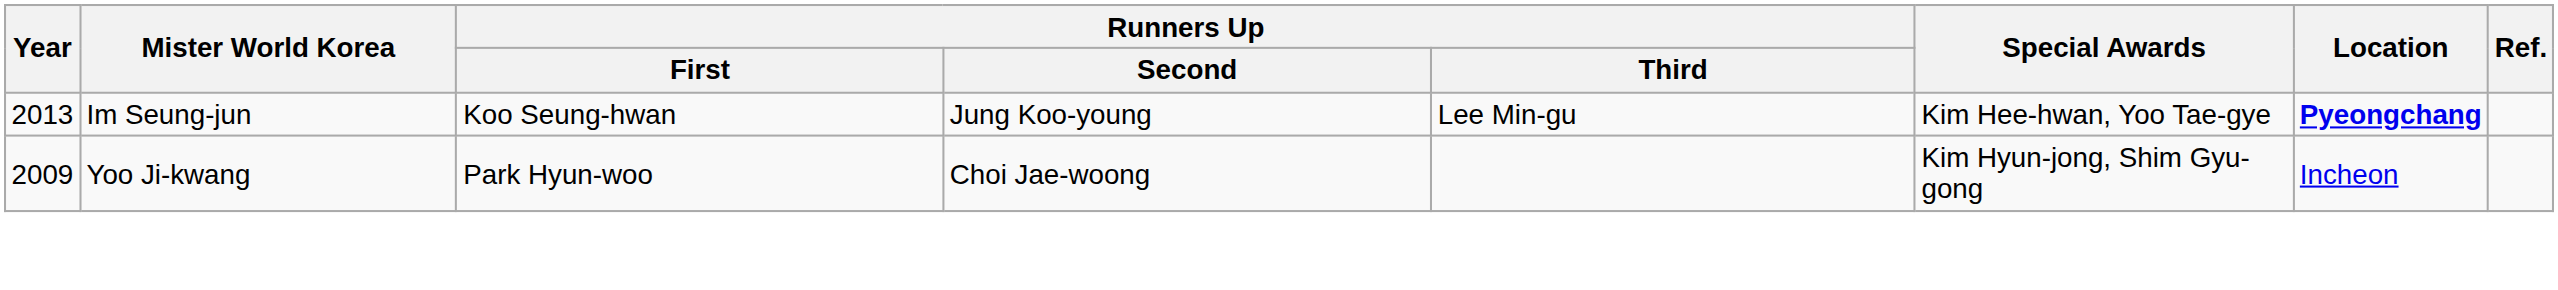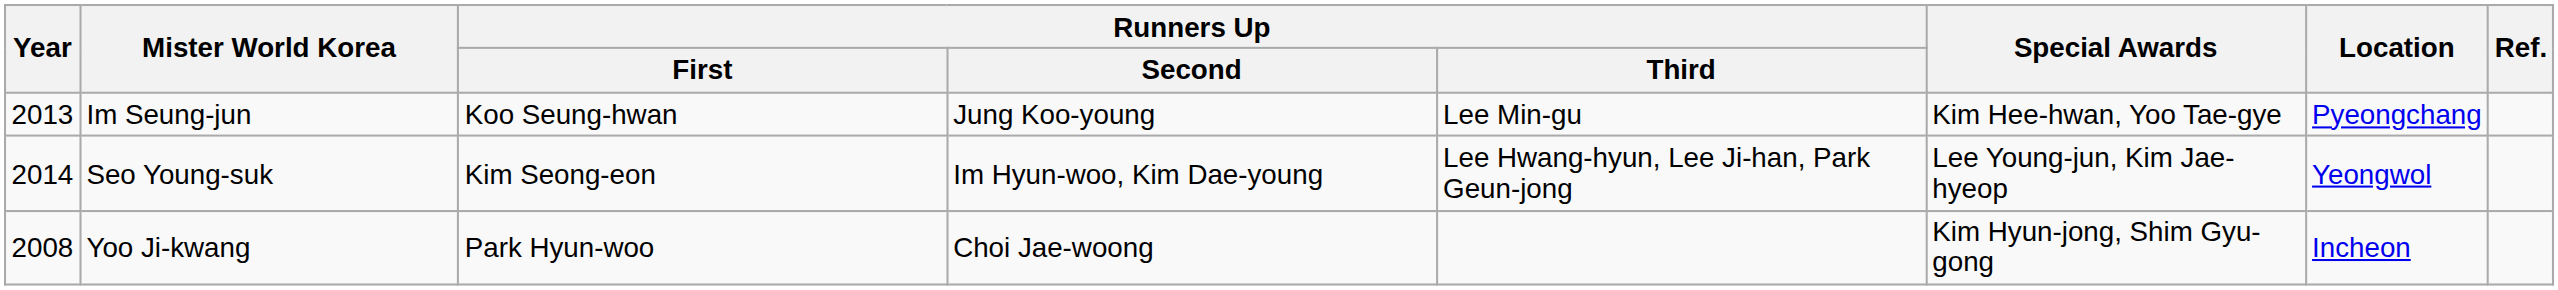(2391, 114) bold -> (2397, 114) normal
+ row: (180, 173)
(42, 173) 2009 -> (42, 247) 2008
